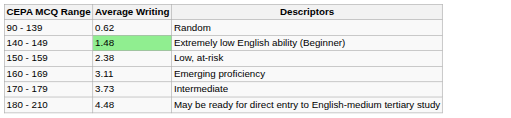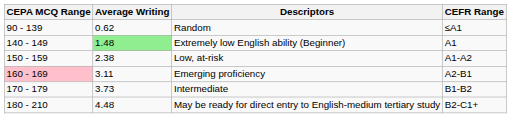+ column: (474, 12)
(27, 74) no background -> (27, 74) pink background
